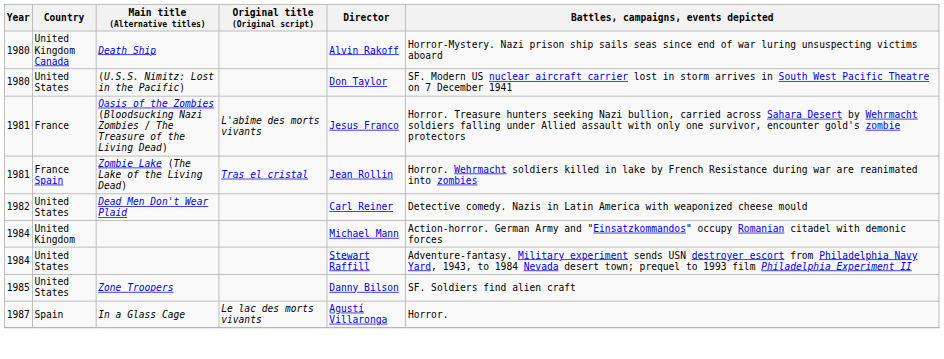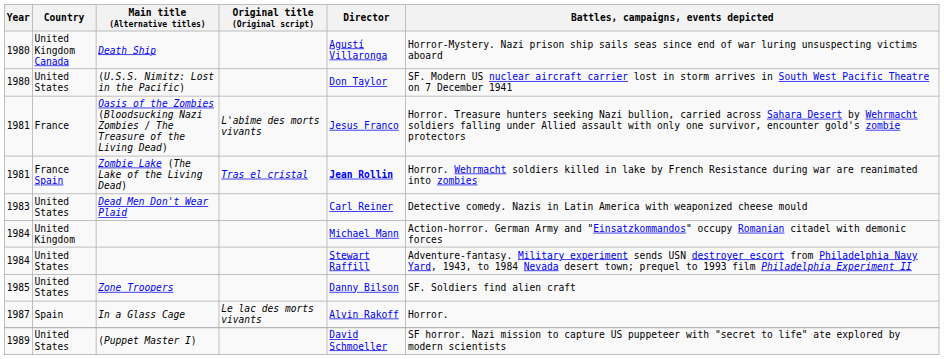(364, 50) Alvin Rakoff -> (358, 50) Agustí Villaronga
(361, 175) normal -> (361, 175) bold
(18, 207) 1982 -> (18, 207) 1983
(358, 314) Agustí Villaronga -> (364, 314) Alvin Rakoff
+ row: (52, 341)
